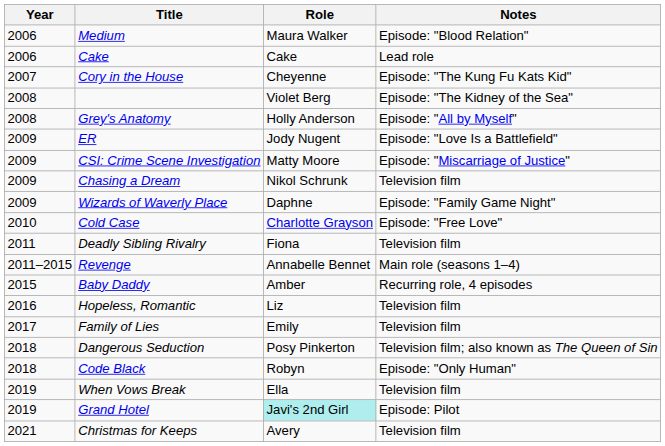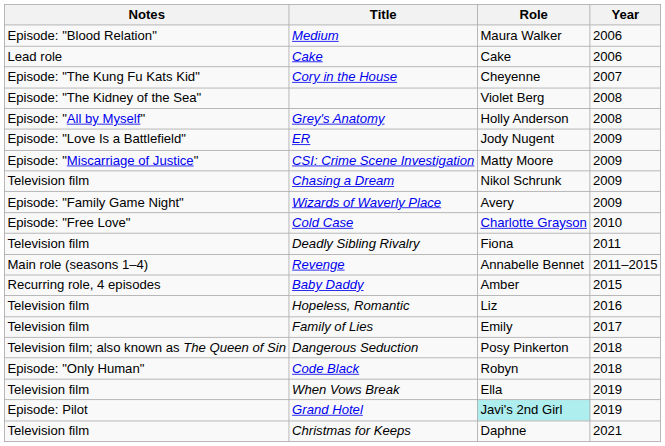columns swapped: (40, 14) <-> (518, 14)
(290, 202) Daphne -> (497, 202) Avery
(283, 431) Avery -> (503, 431) Daphne
